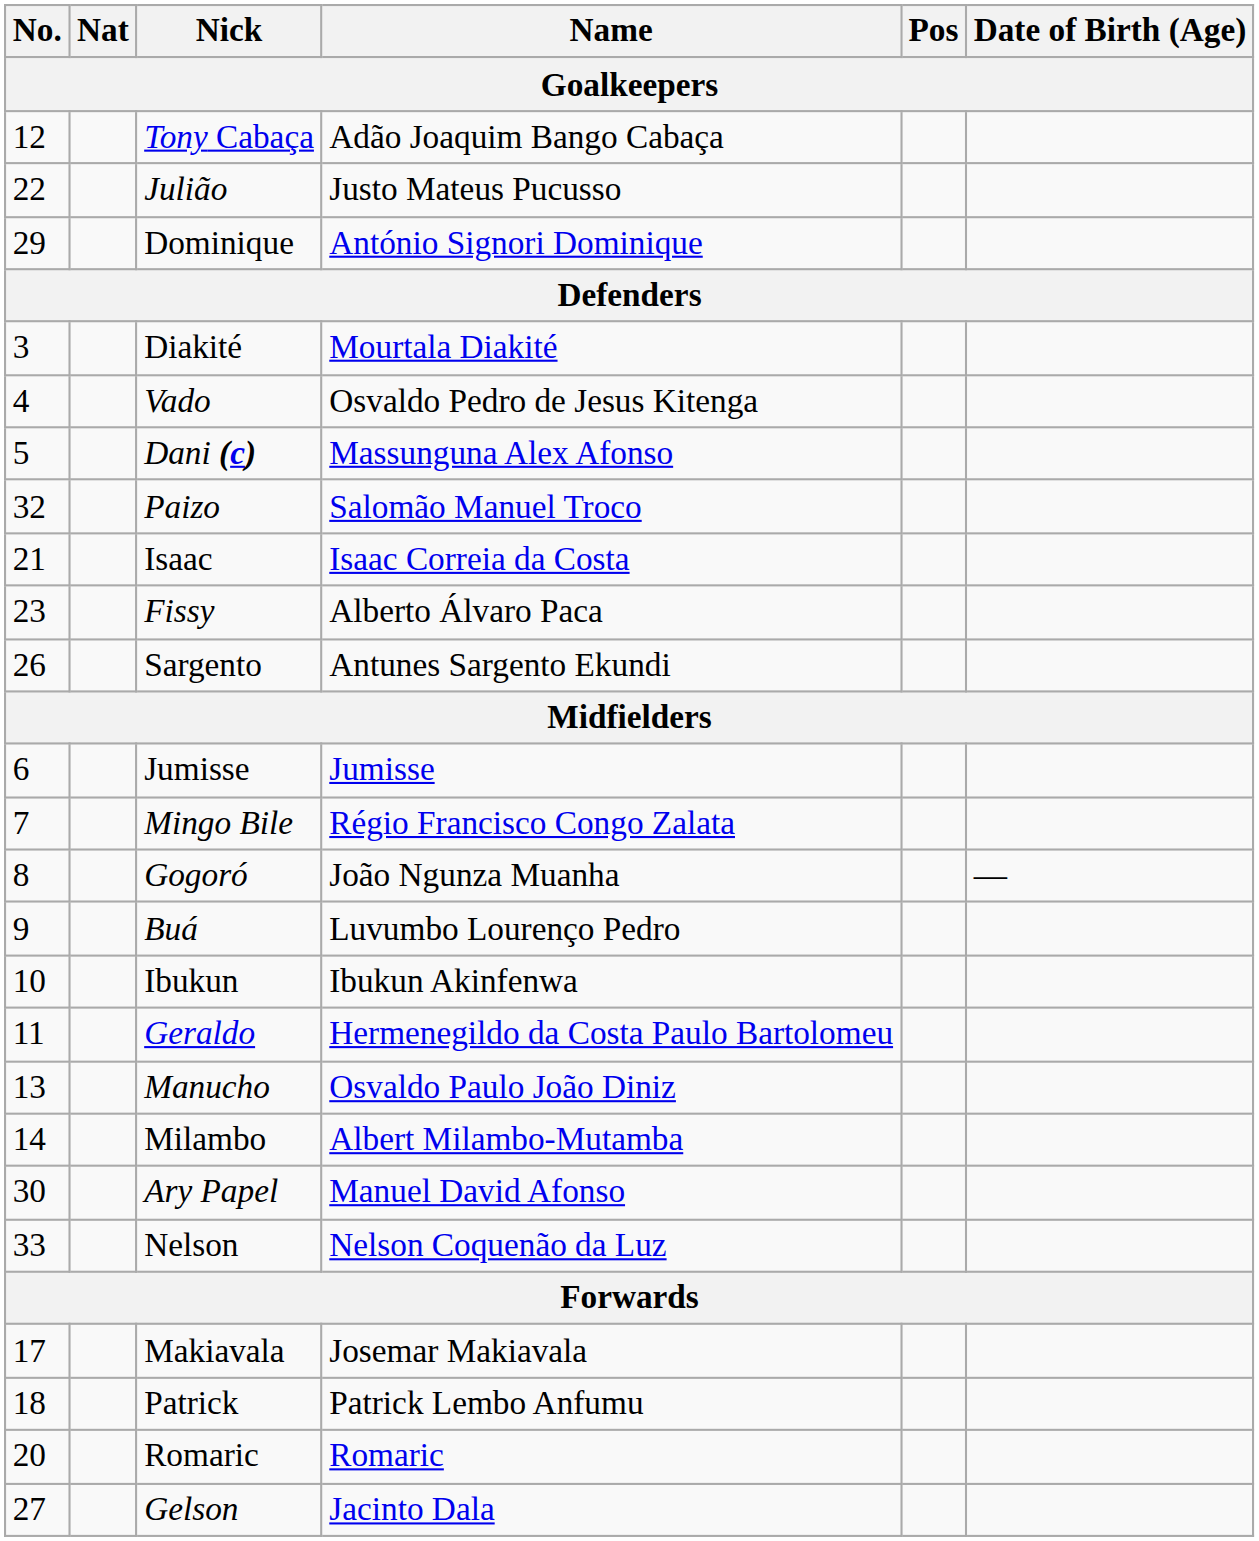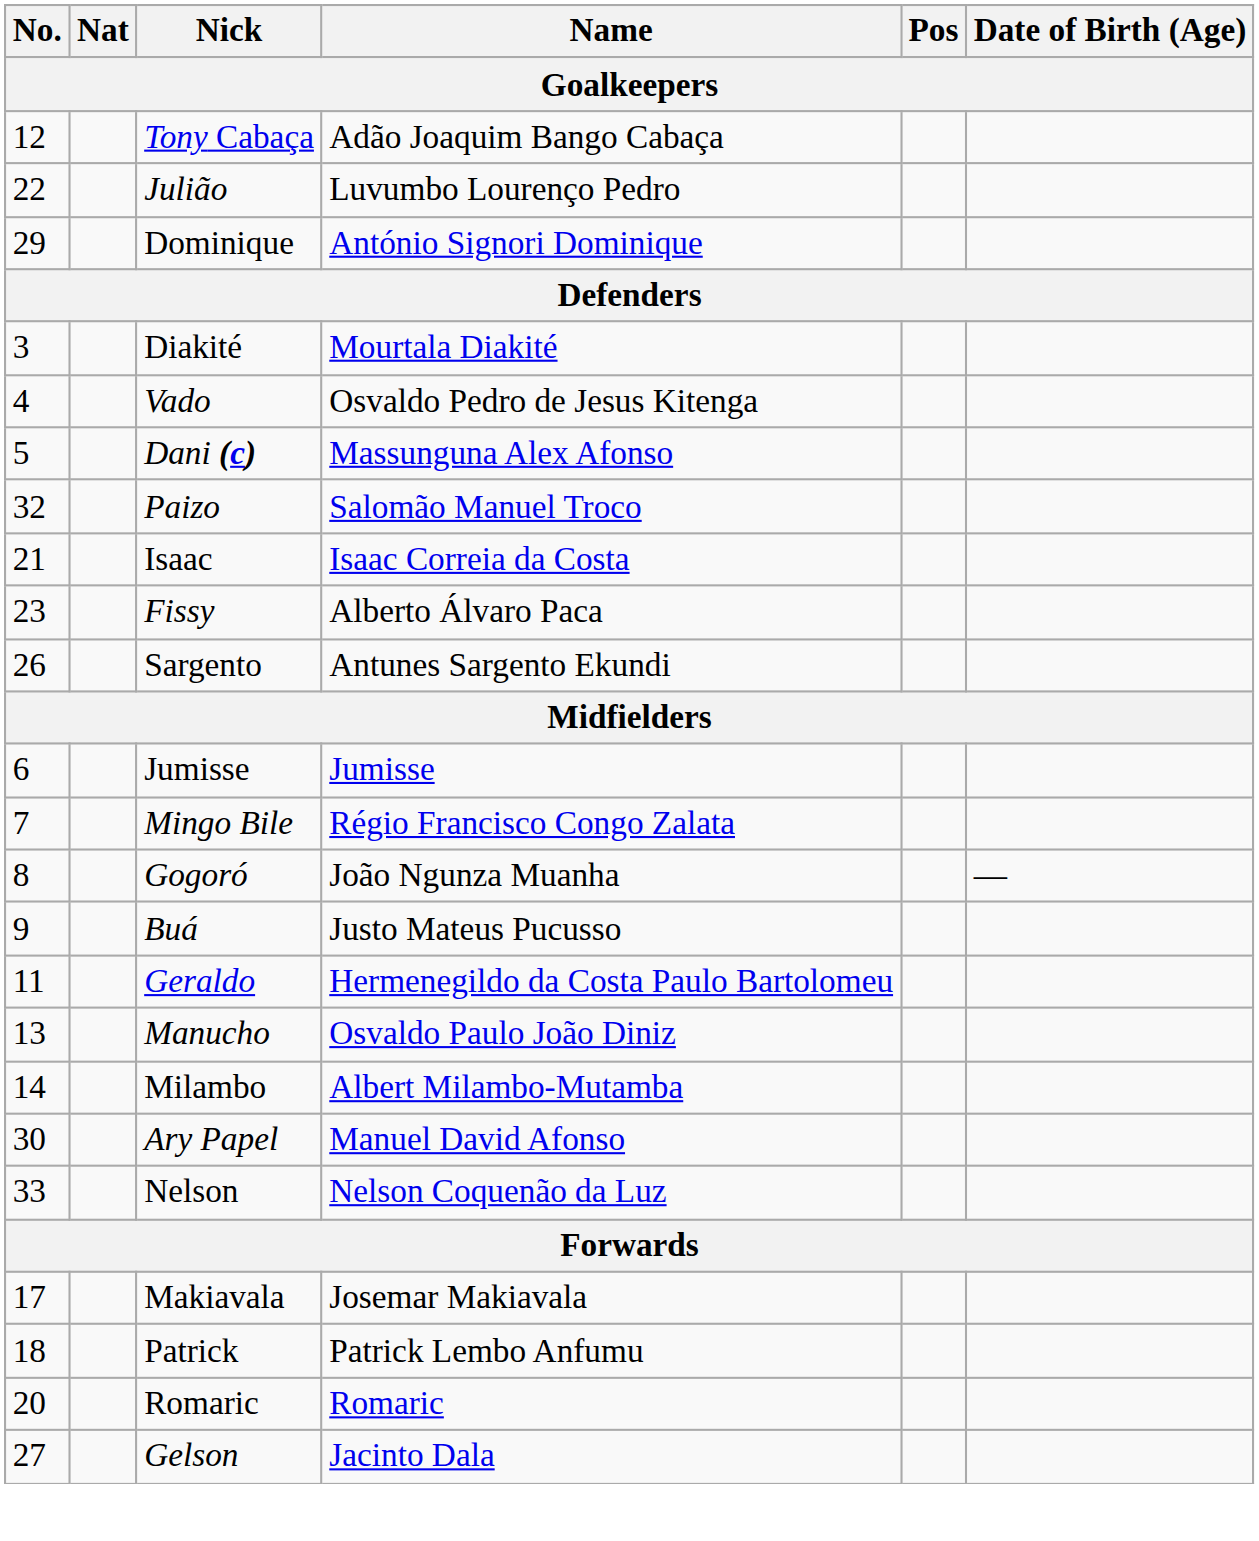(475, 189) Justo Mateus Pucusso -> (505, 189) Luvumbo Lourenço Pedro
(505, 928) Luvumbo Lourenço Pedro -> (475, 928) Justo Mateus Pucusso
- row: (191, 980)
